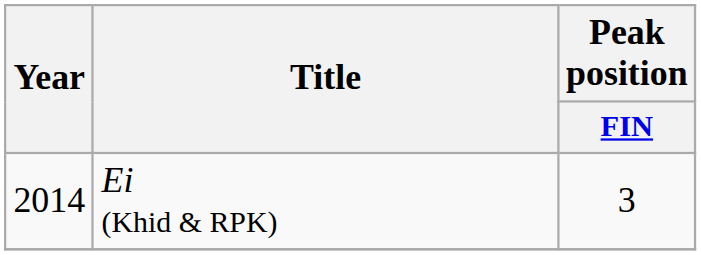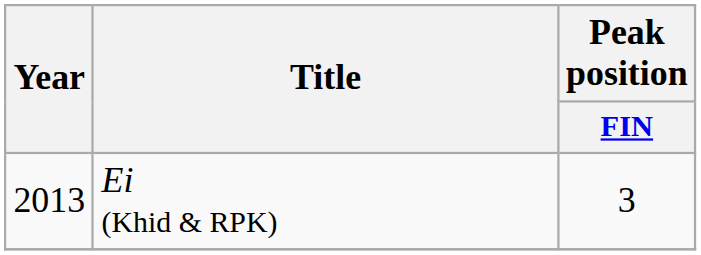(49, 200) 2014 -> (49, 200) 2013
